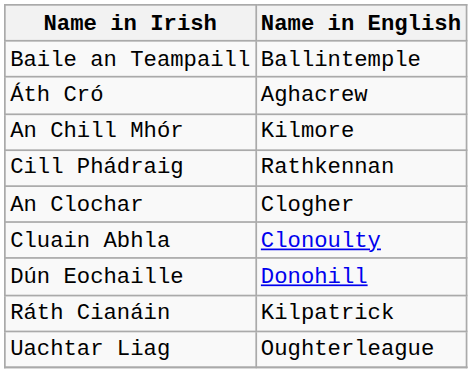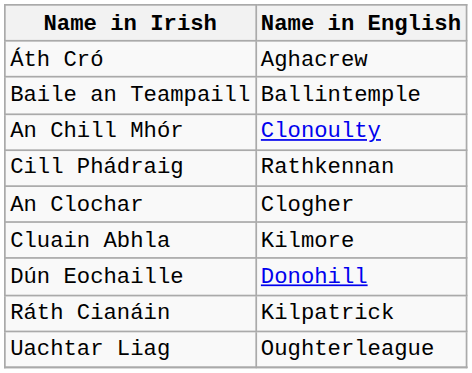rows swapped: (57, 95) <-> (130, 59)
(308, 132) Kilmore -> (321, 132) Clonoulty
(321, 240) Clonoulty -> (308, 240) Kilmore
